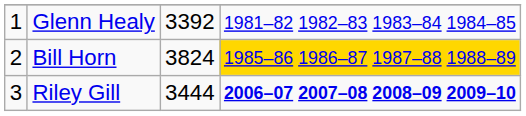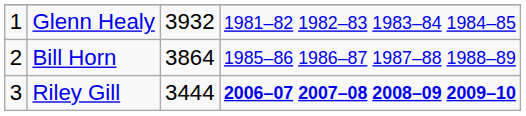(190, 22) 3392 -> (190, 22) 3932
(190, 57) 3824 -> (190, 57) 3864
(370, 58) gold background -> (370, 58) no background
